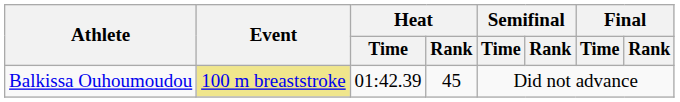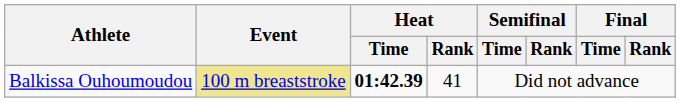(388, 81) normal -> (389, 81) bold
(451, 81) 45 -> (452, 81) 41
